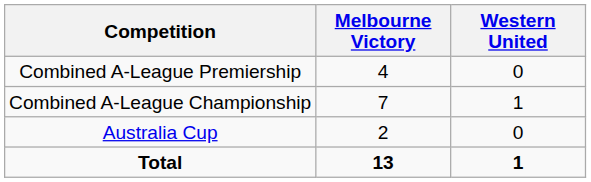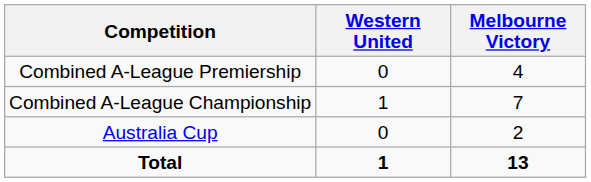columns swapped: (383, 31) <-> (518, 31)
